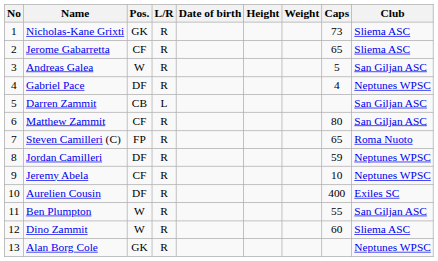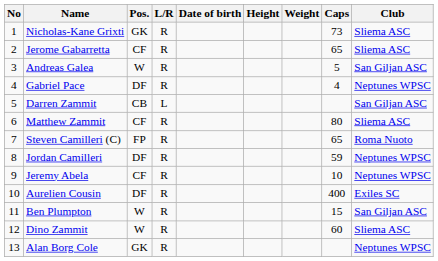(391, 121) San Giljan ASC -> (382, 121) Sliema ASC
(337, 211) 55 -> (337, 211) 15
